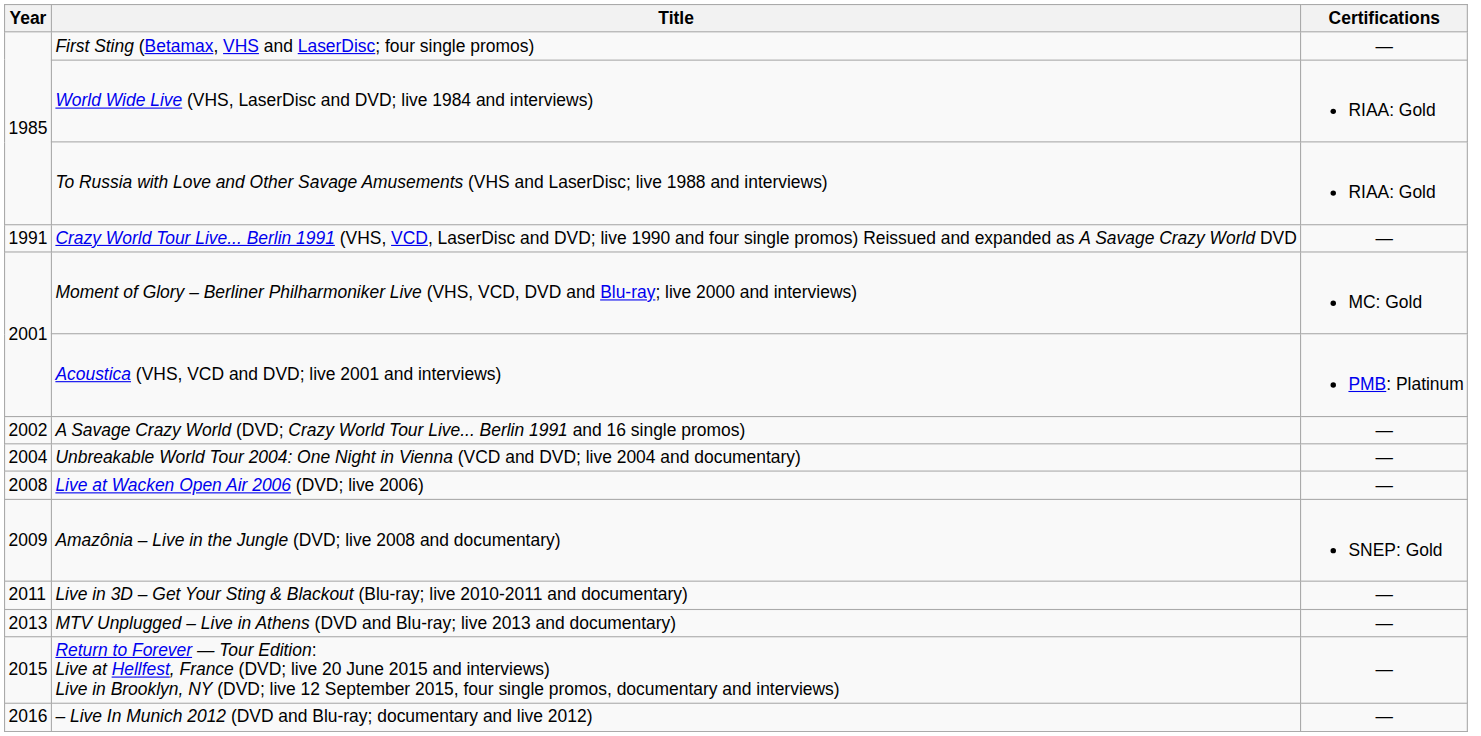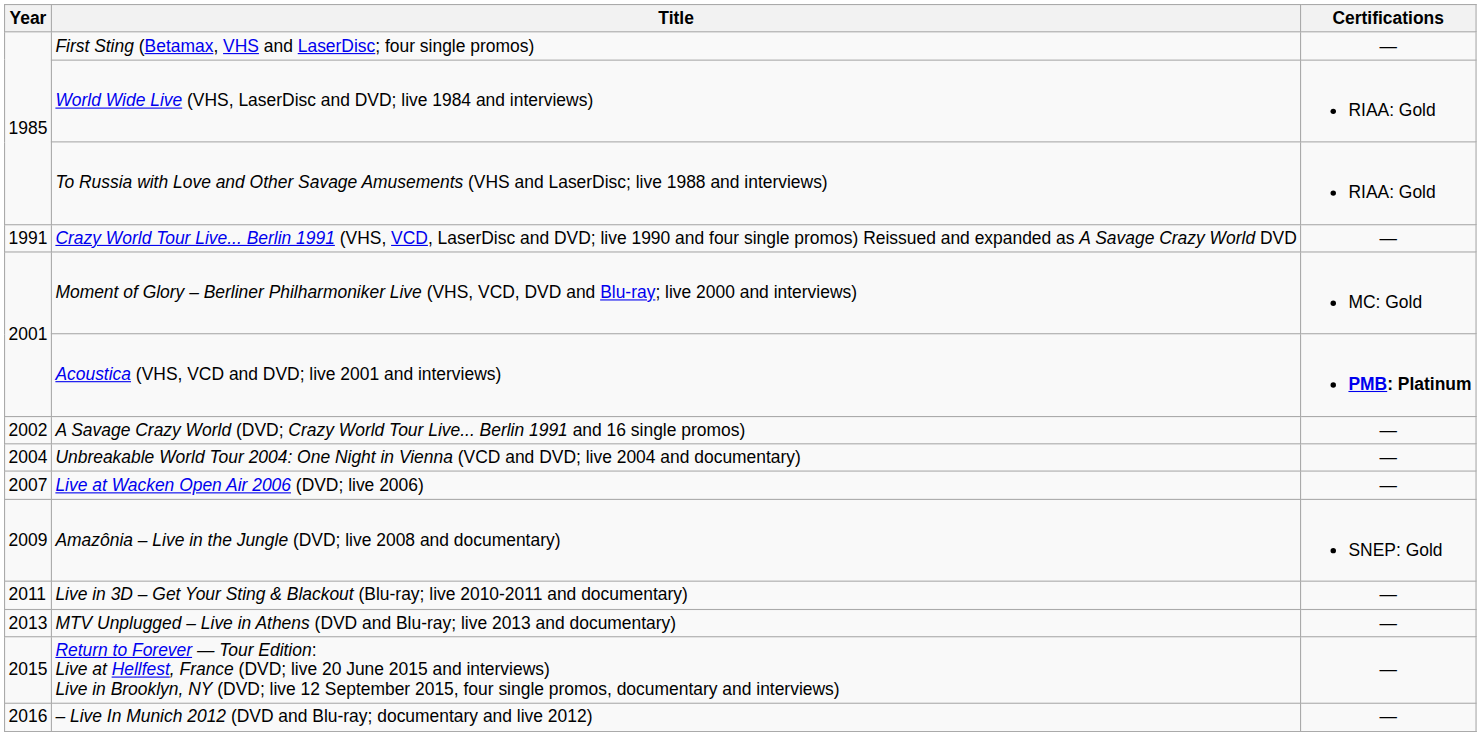(1384, 385) normal -> (1388, 385) bold
(28, 485) 2008 -> (28, 485) 2007
